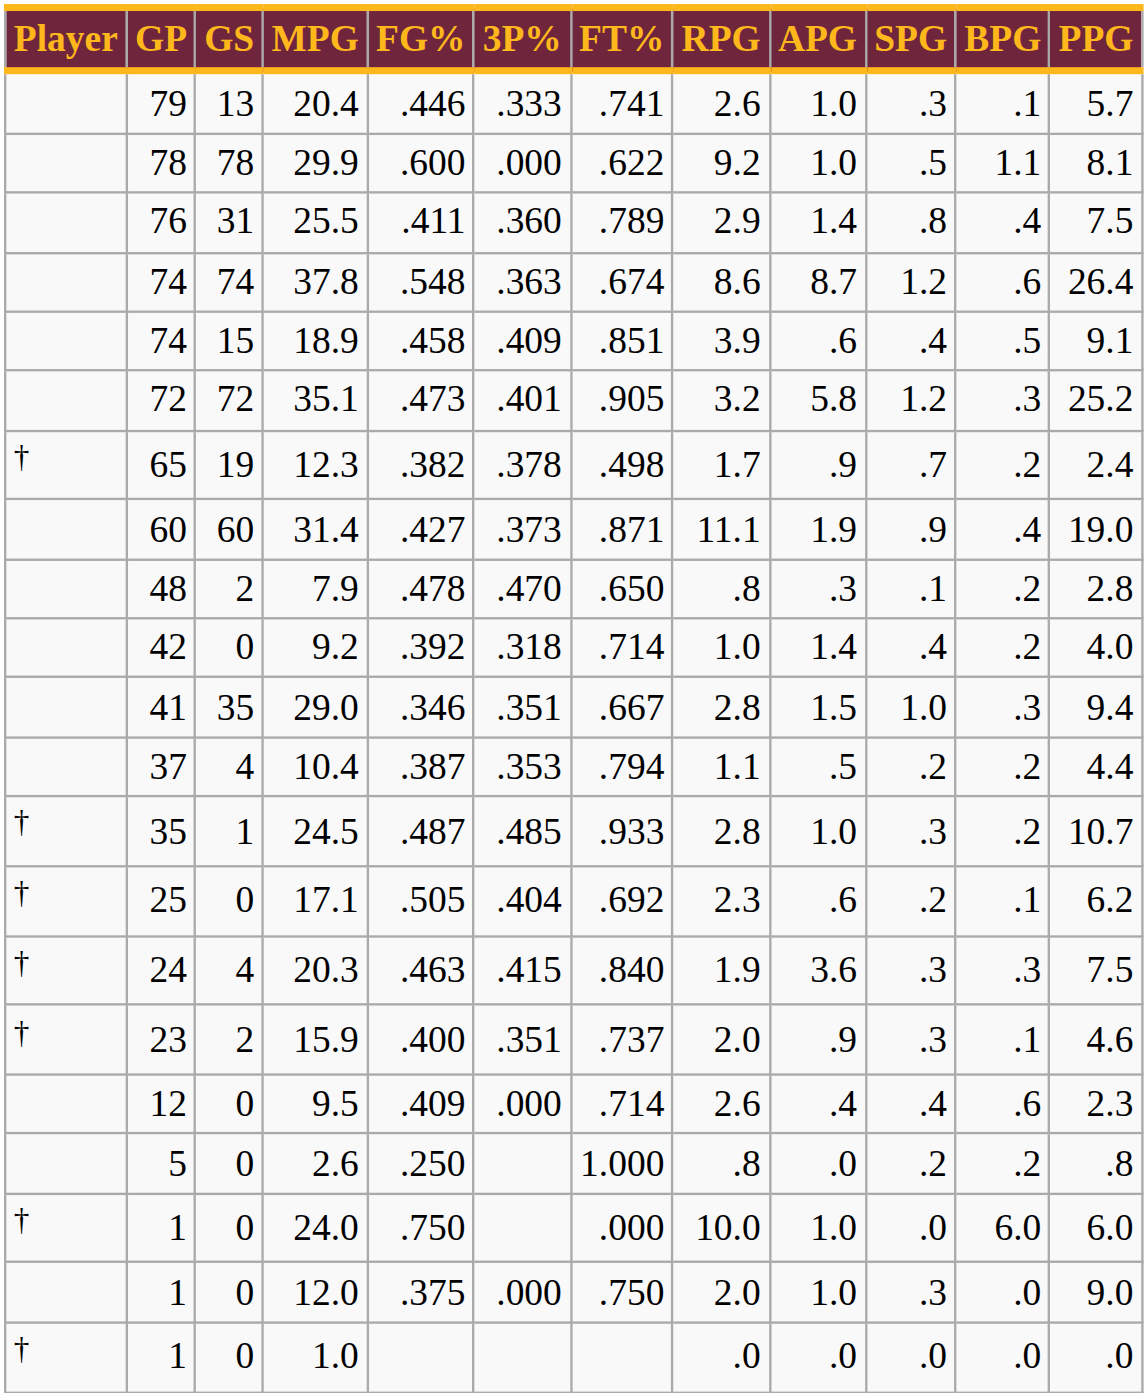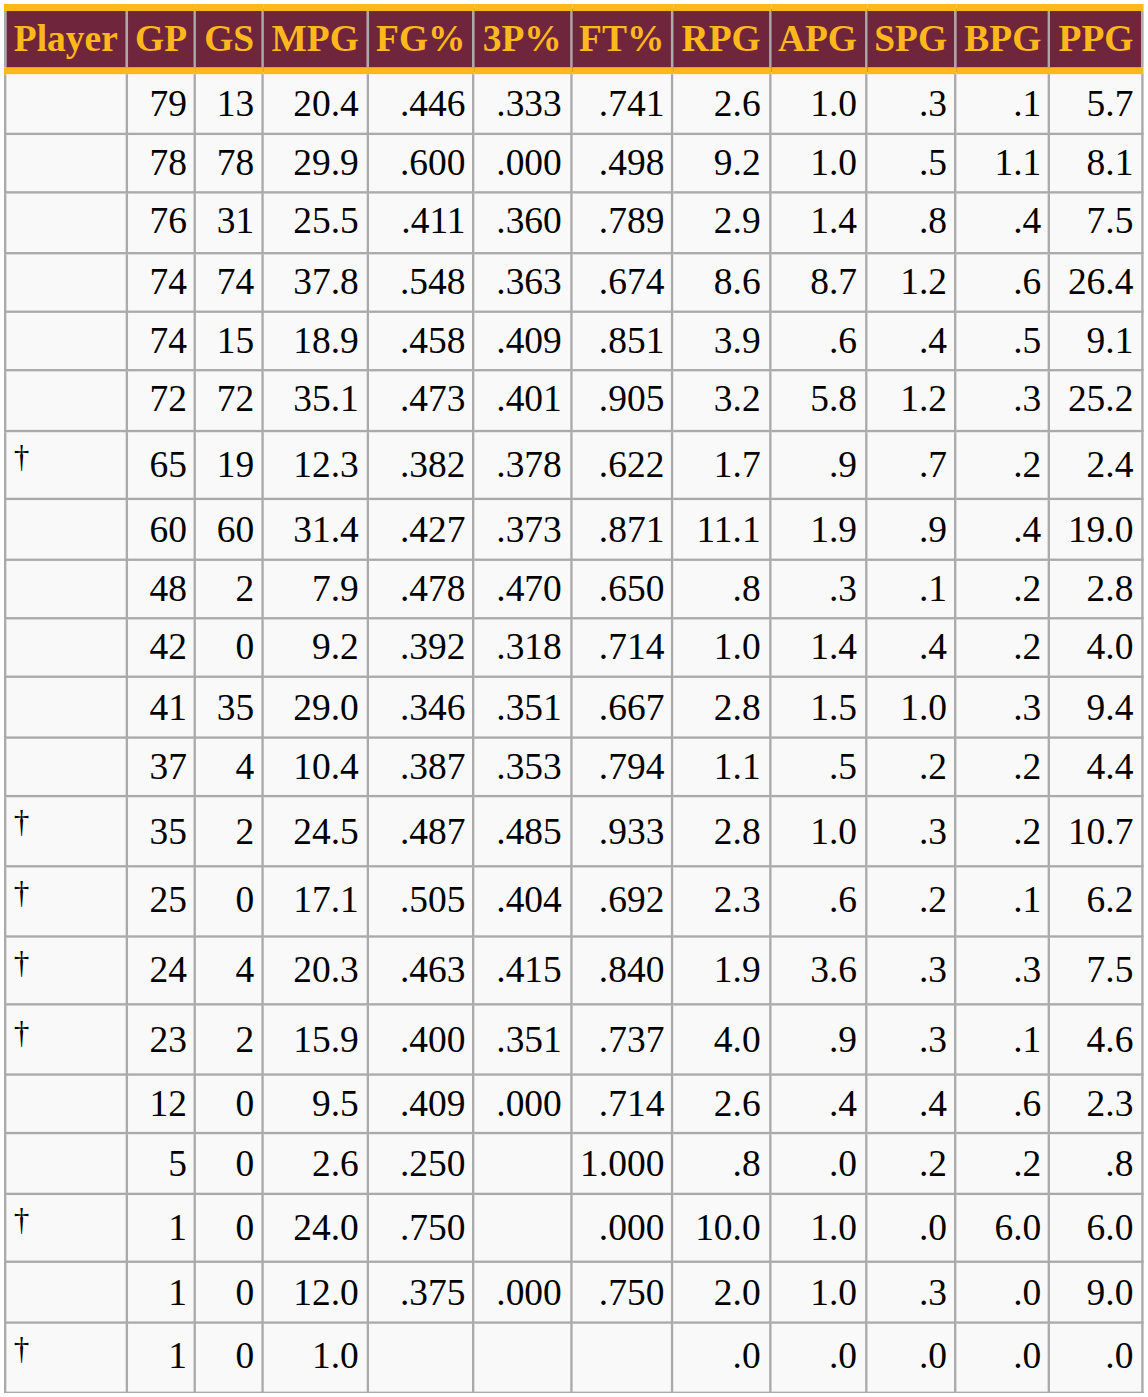(632, 162) .622 -> (632, 162) .498
(632, 464) .498 -> (632, 464) .622
(245, 830) 1 -> (245, 830) 2
(737, 1039) 2.0 -> (737, 1039) 4.0
